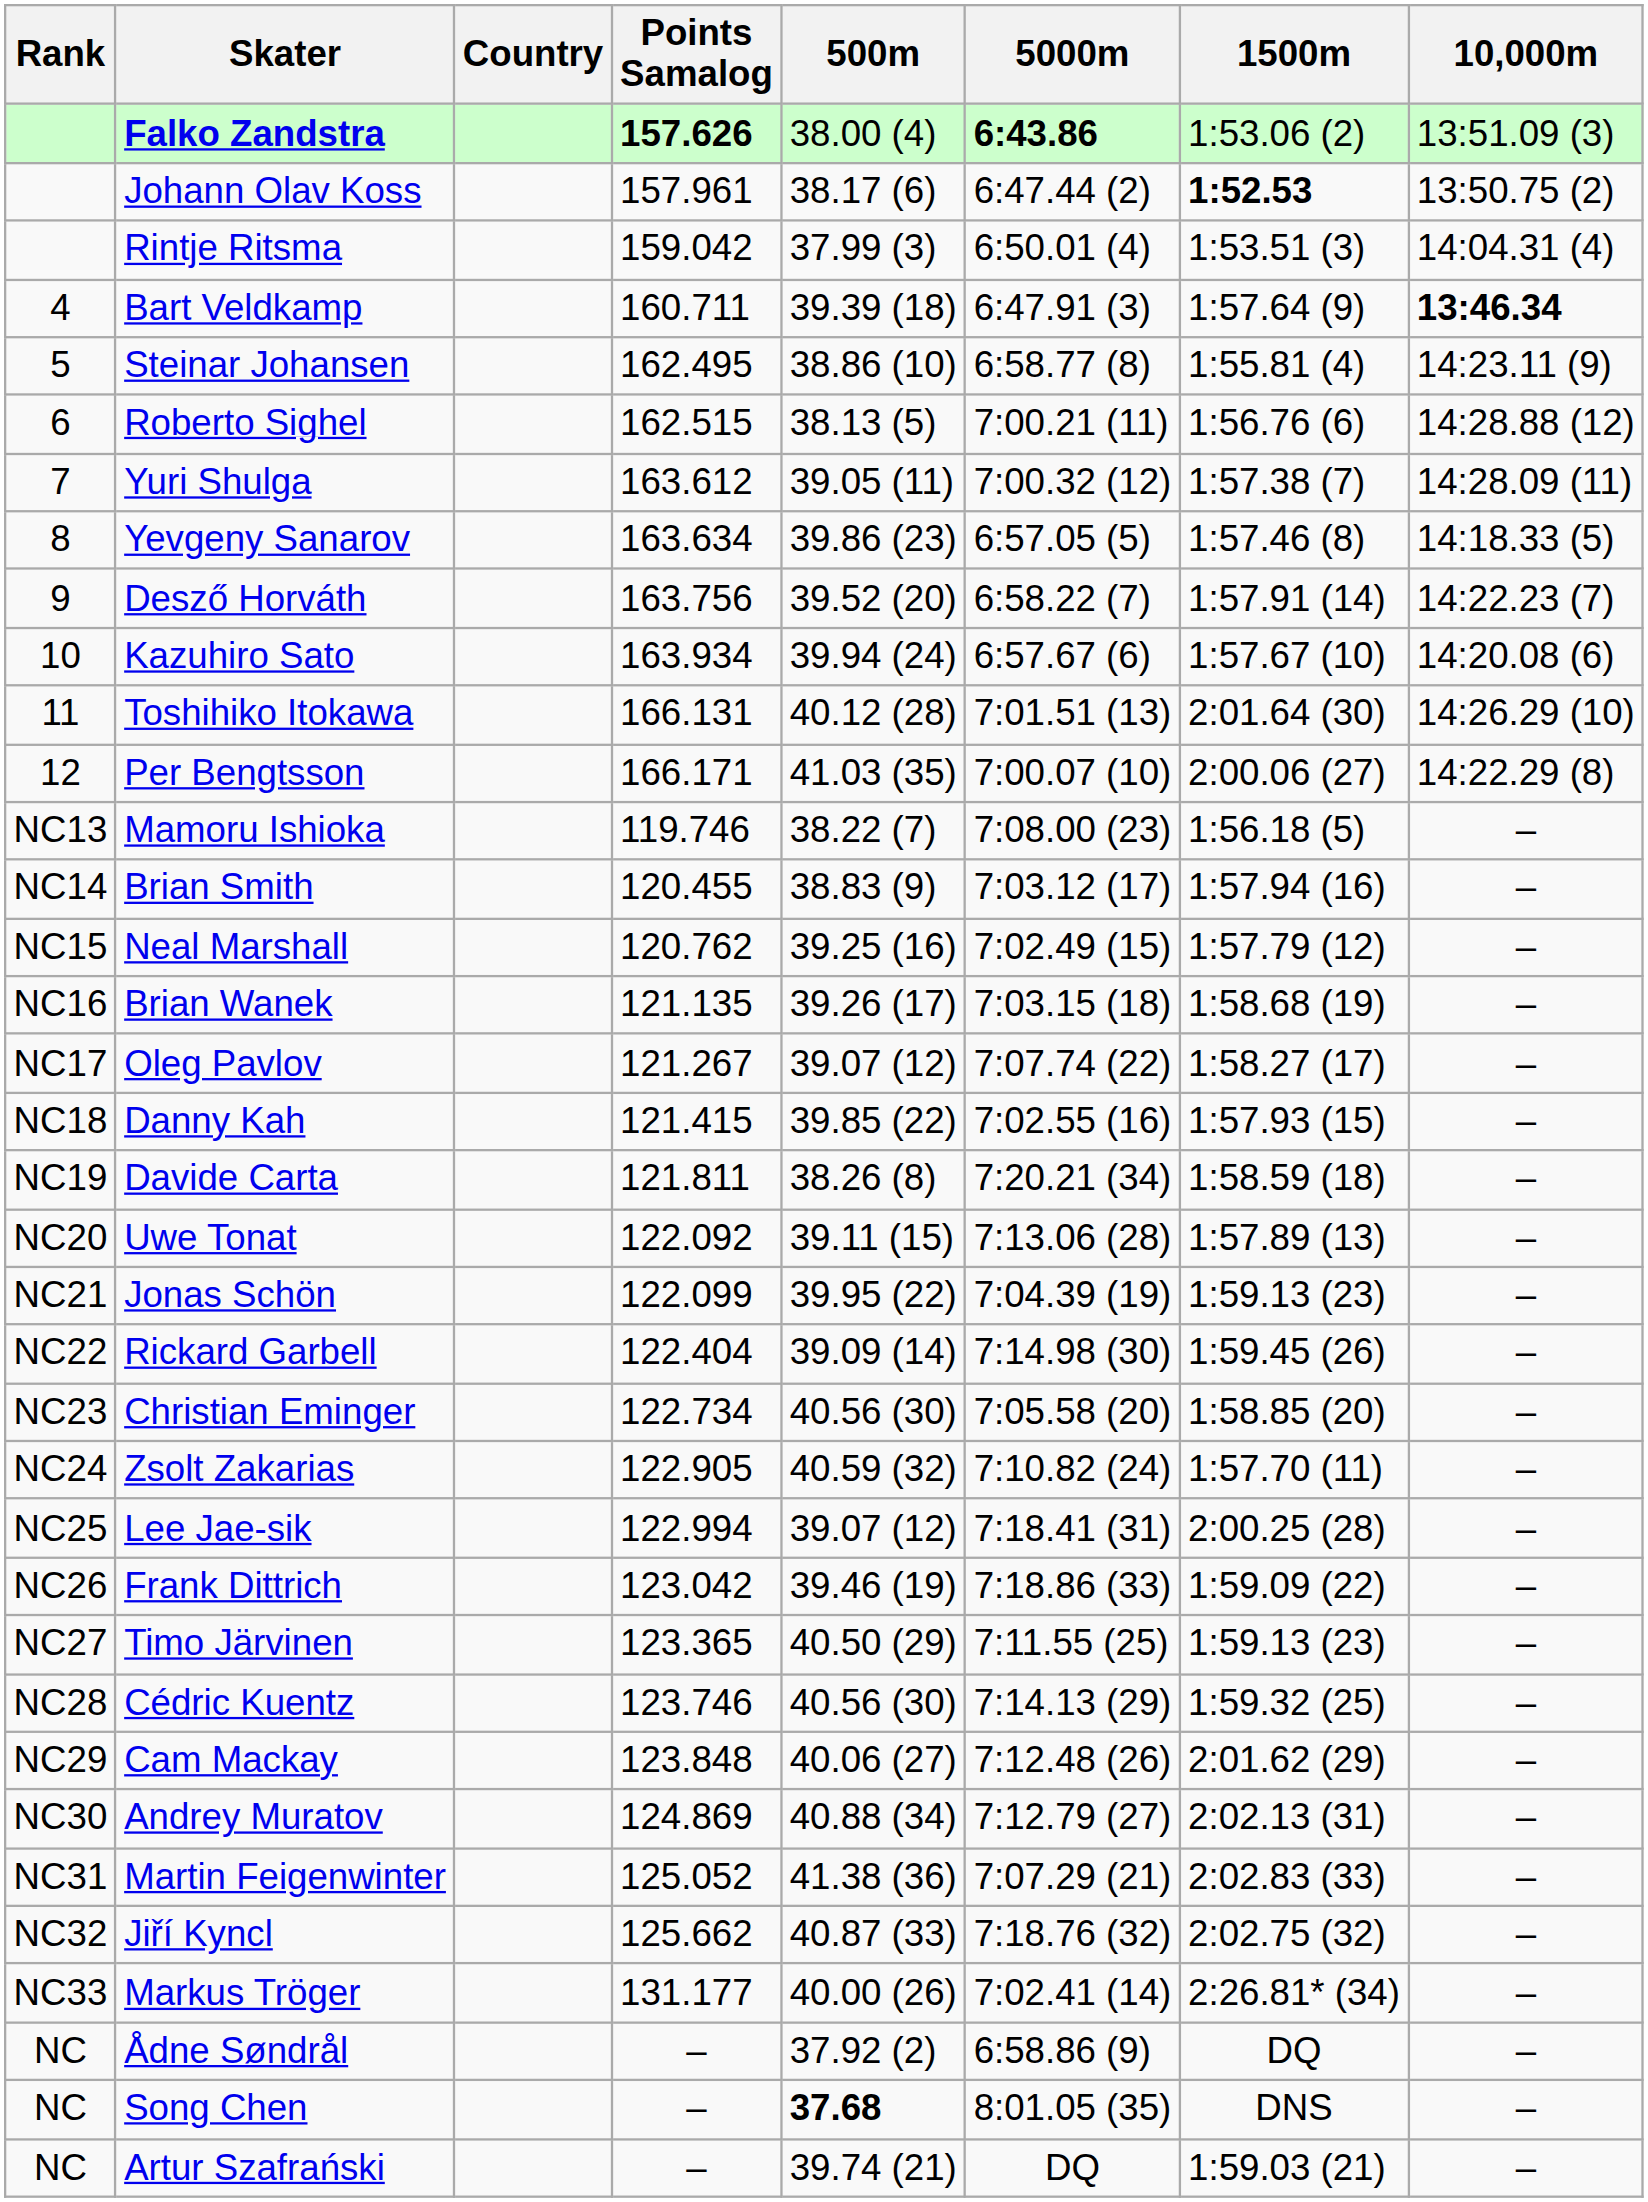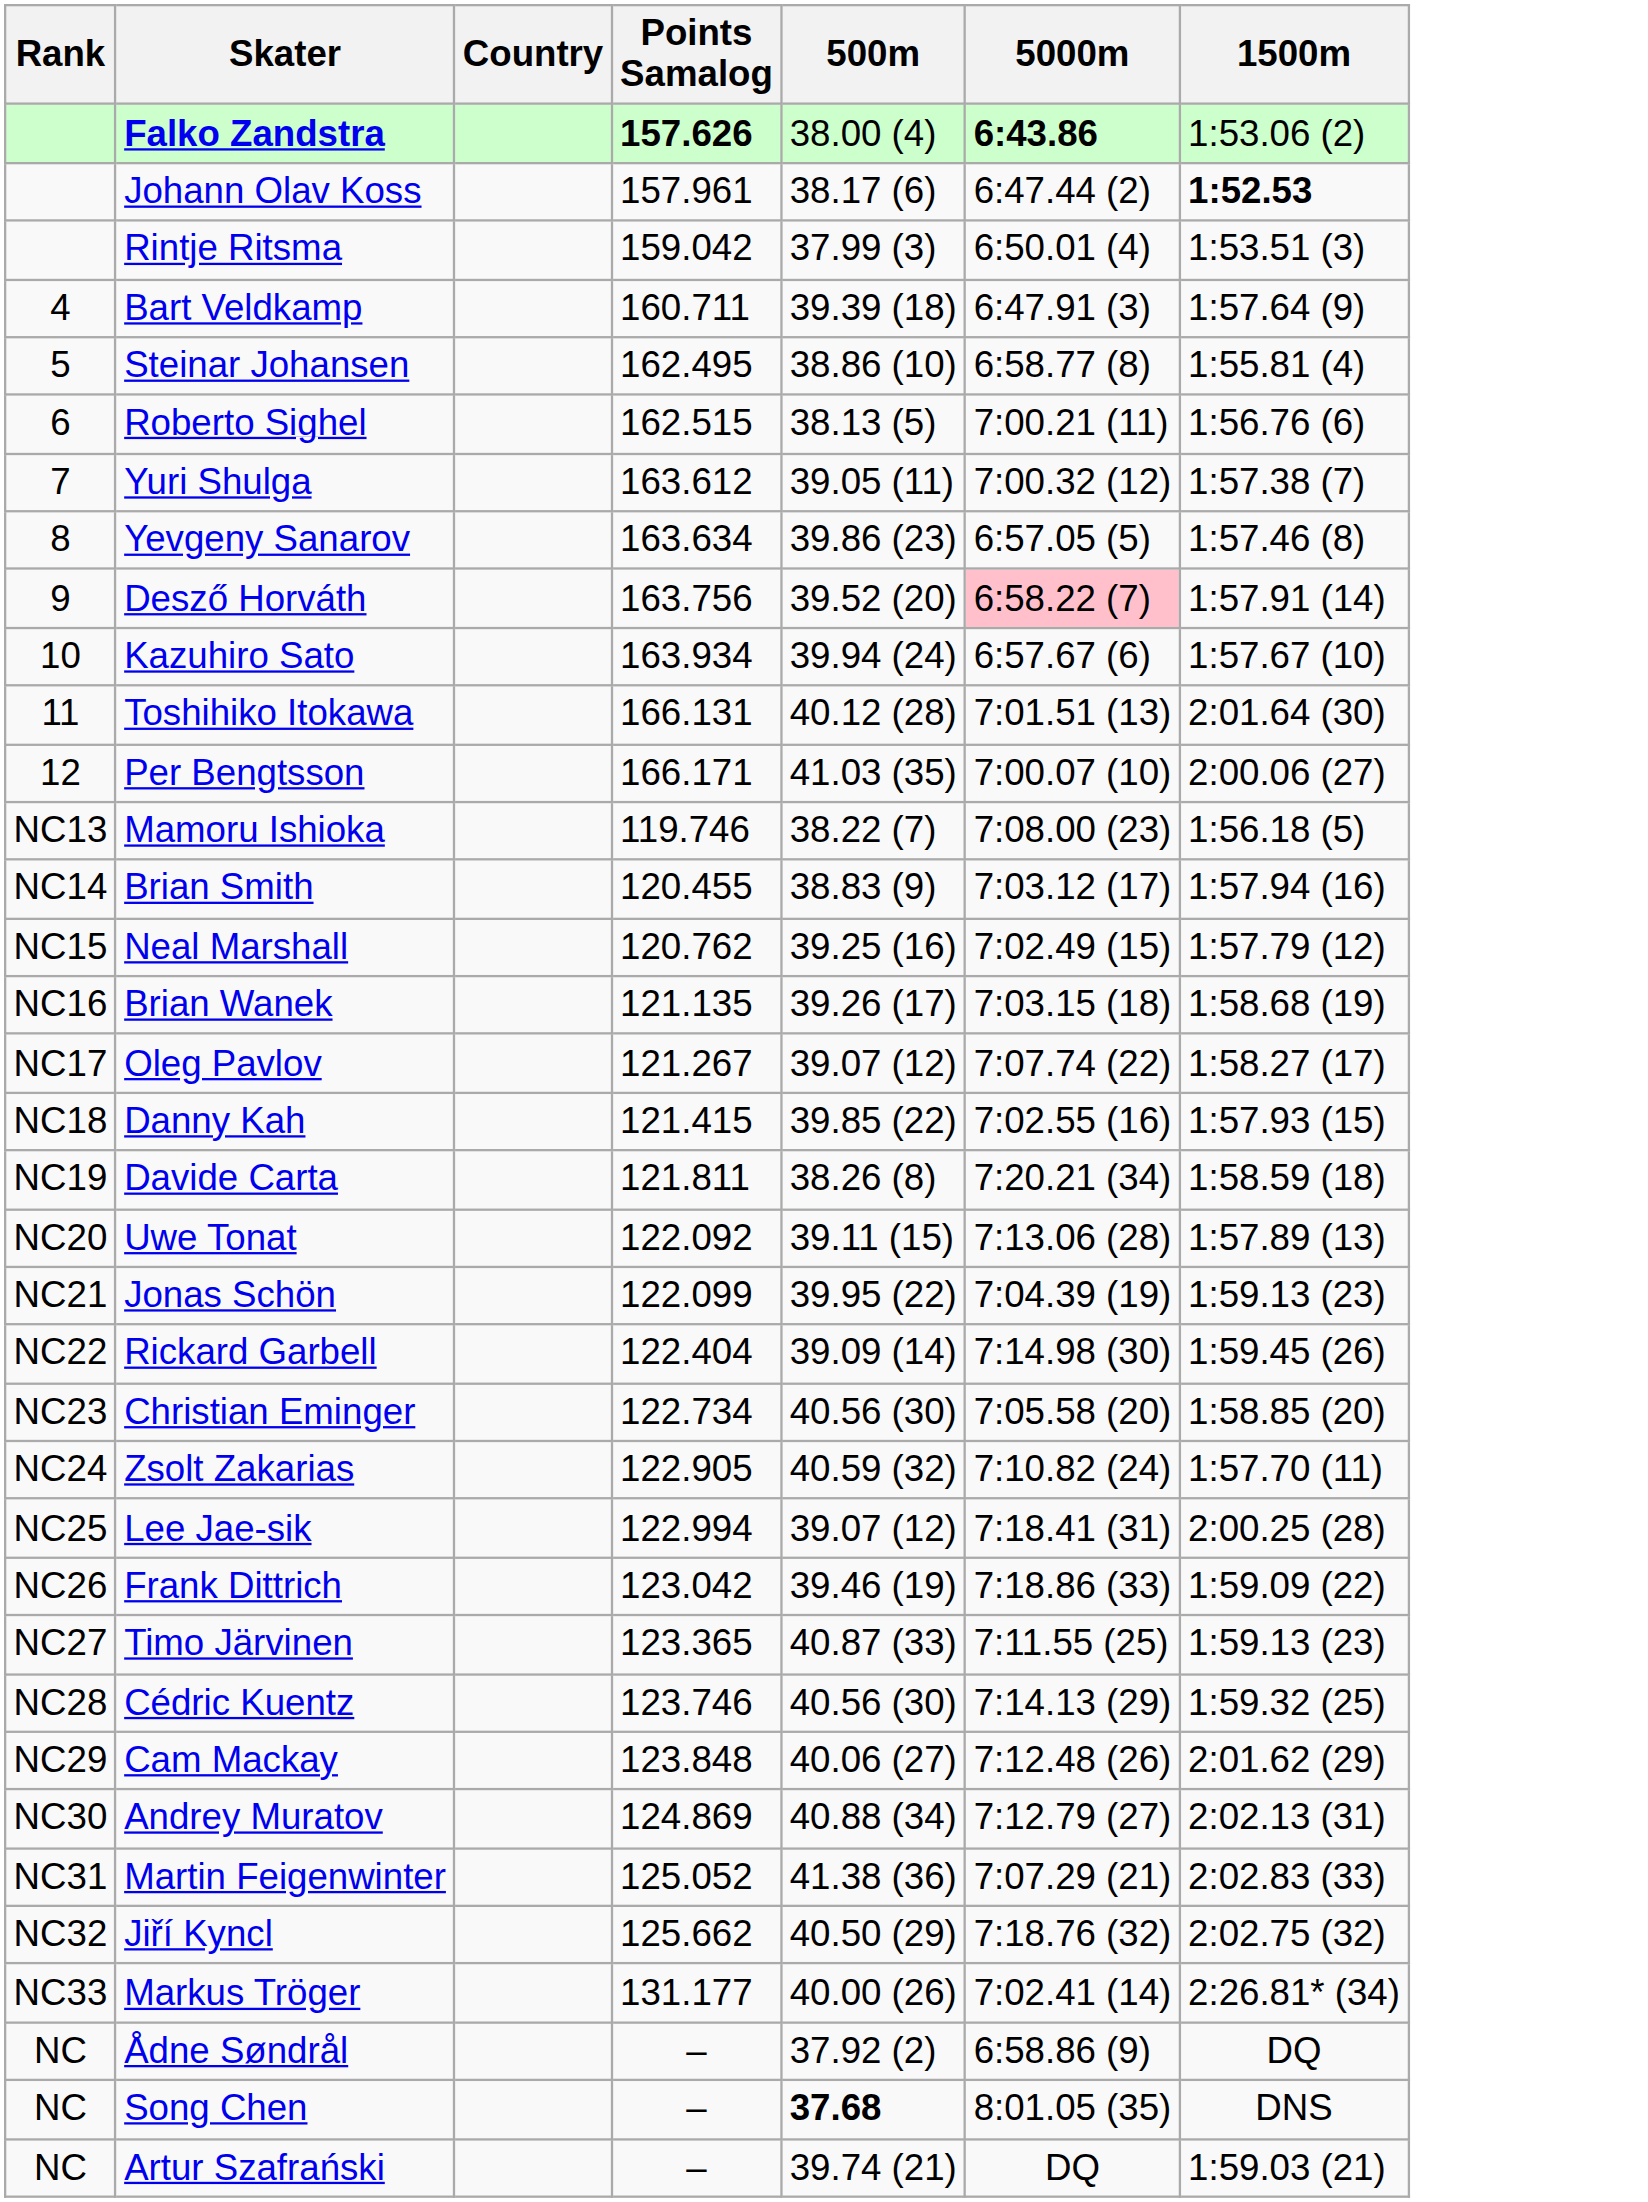- column: (1526, 54)
(1062, 597) no background -> (1062, 597) pink background
(873, 1643) 40.50 (29) -> (873, 1643) 40.87 (33)
(873, 1934) 40.87 (33) -> (873, 1934) 40.50 (29)
